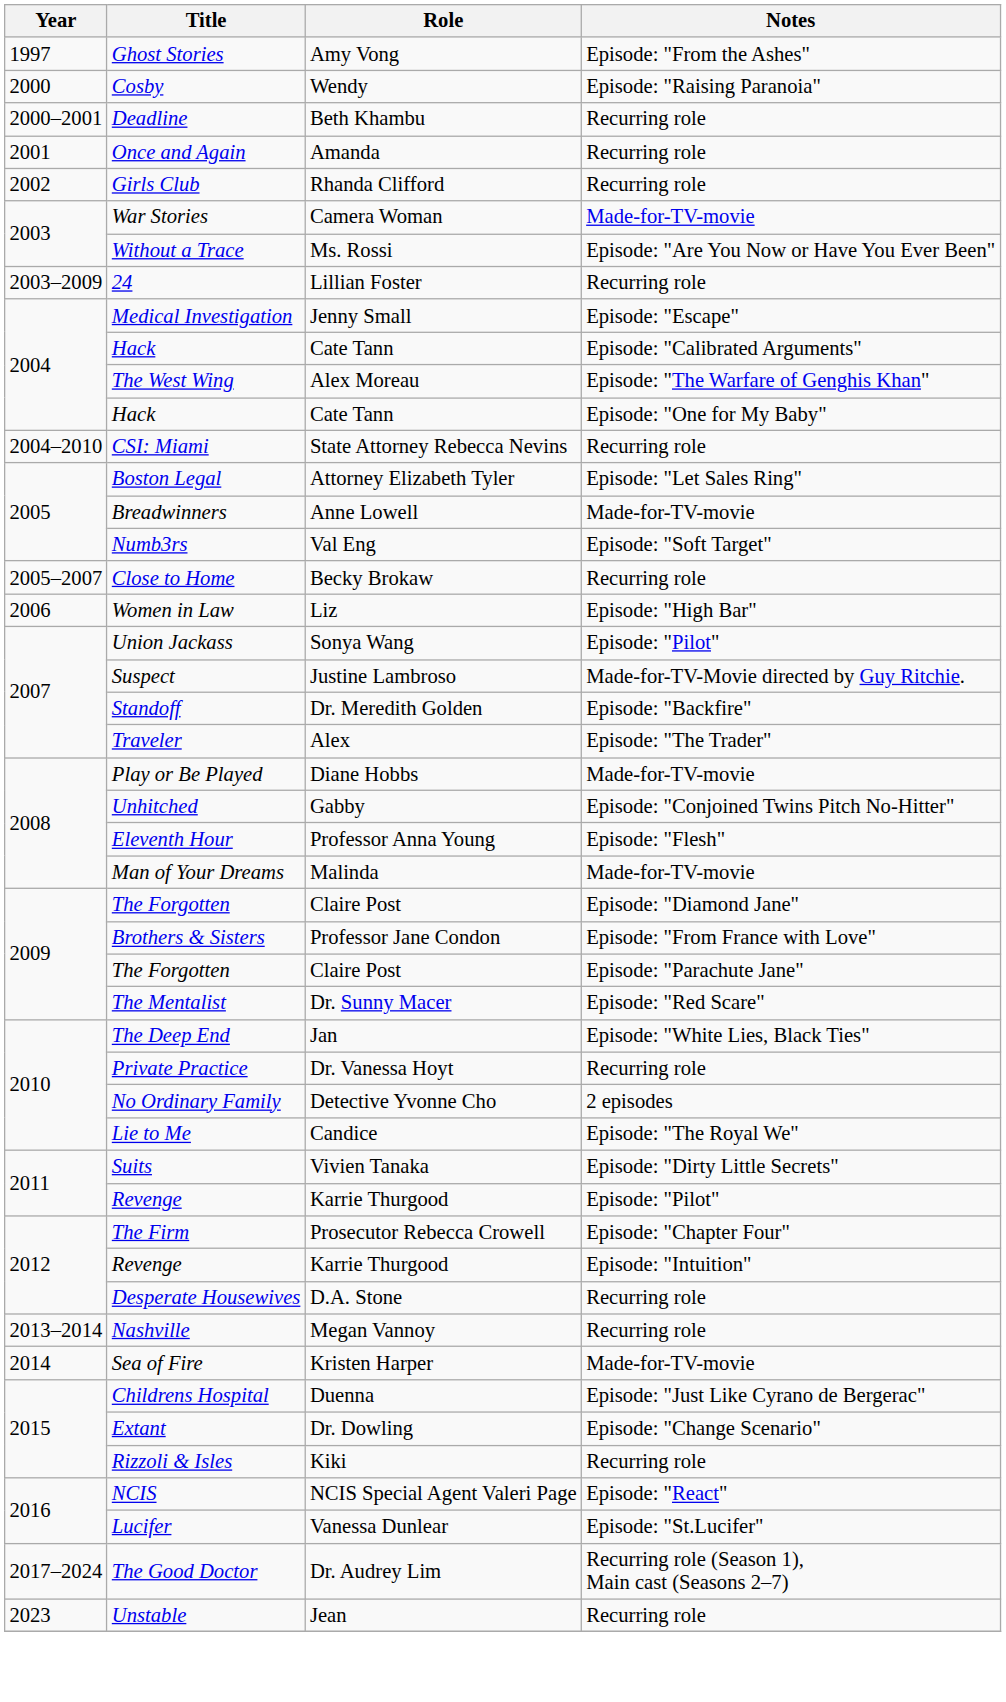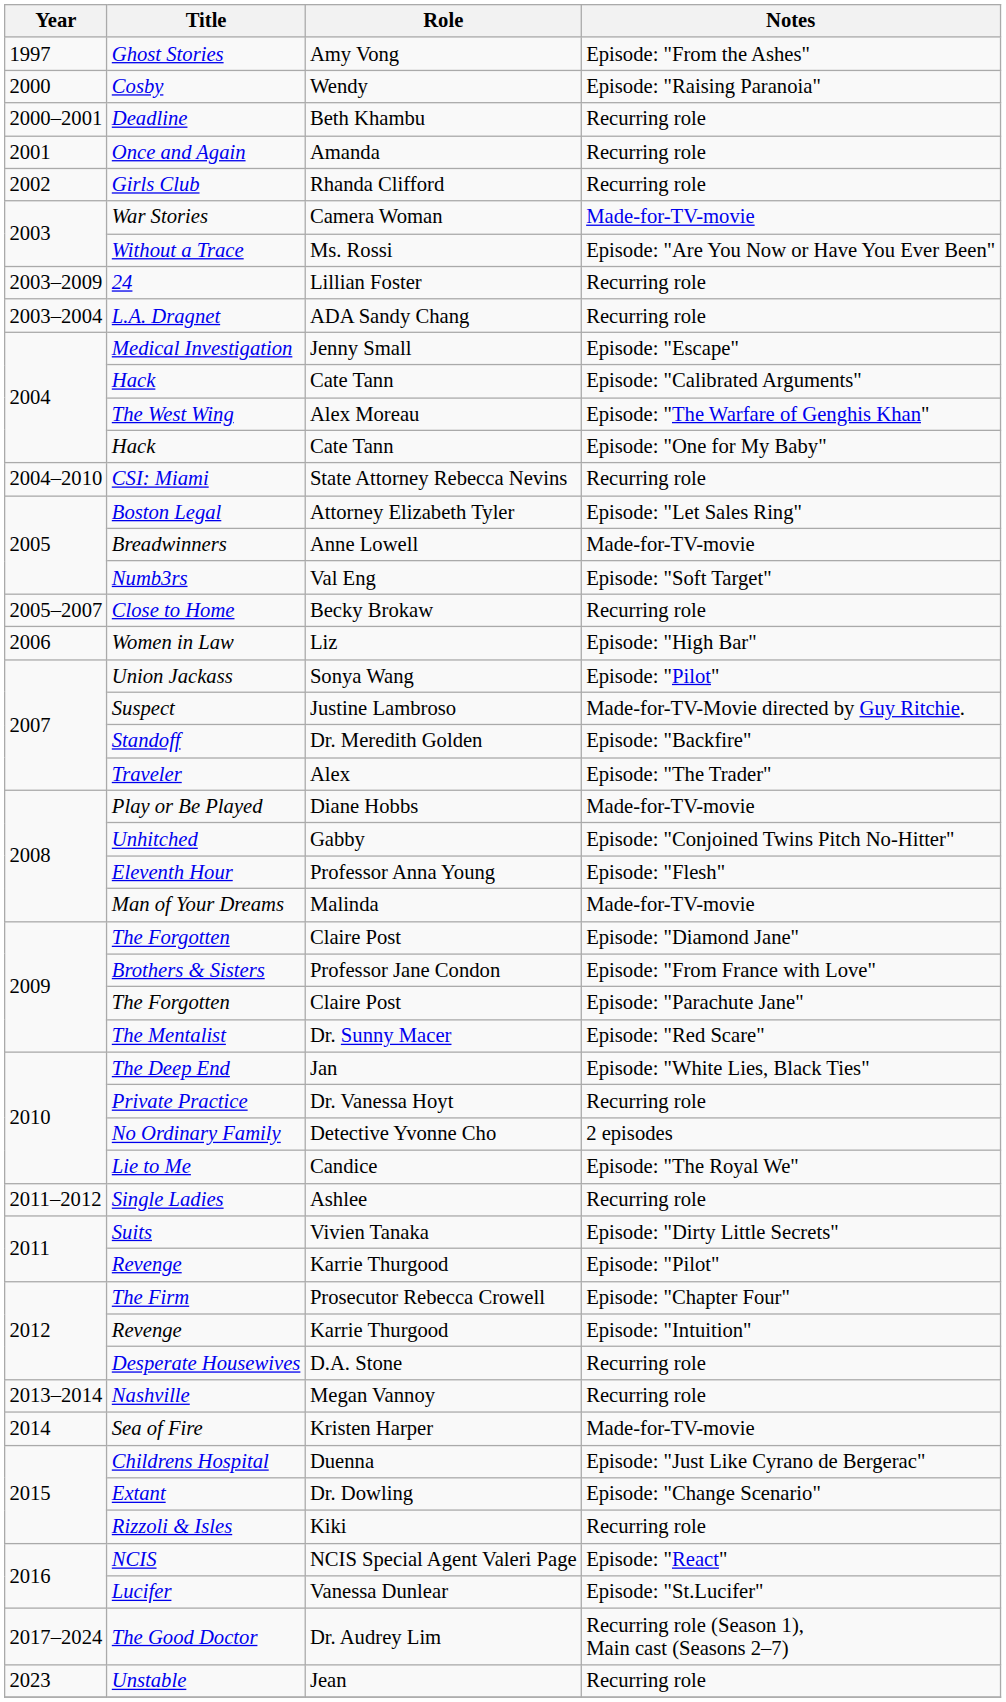+ row: (166, 315)
+ row: (168, 1199)
